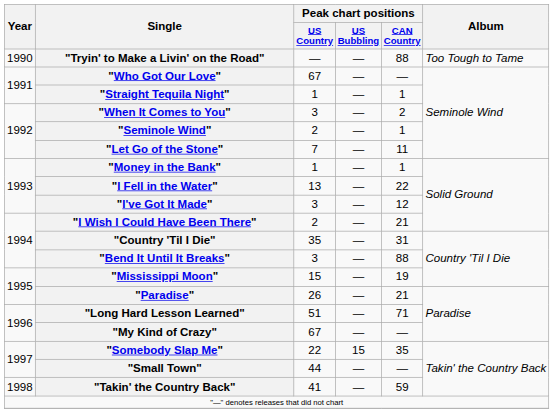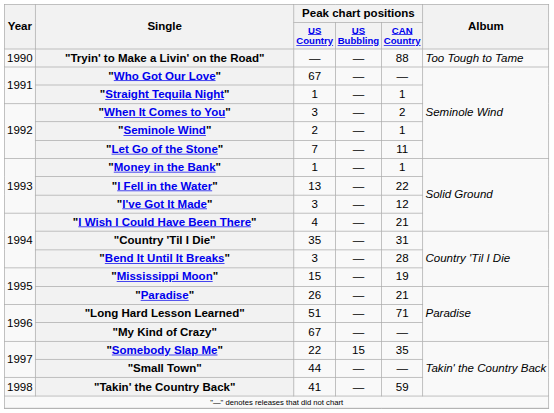(315, 222) 2 -> (315, 222) 4
(402, 259) 88 -> (402, 259) 28
